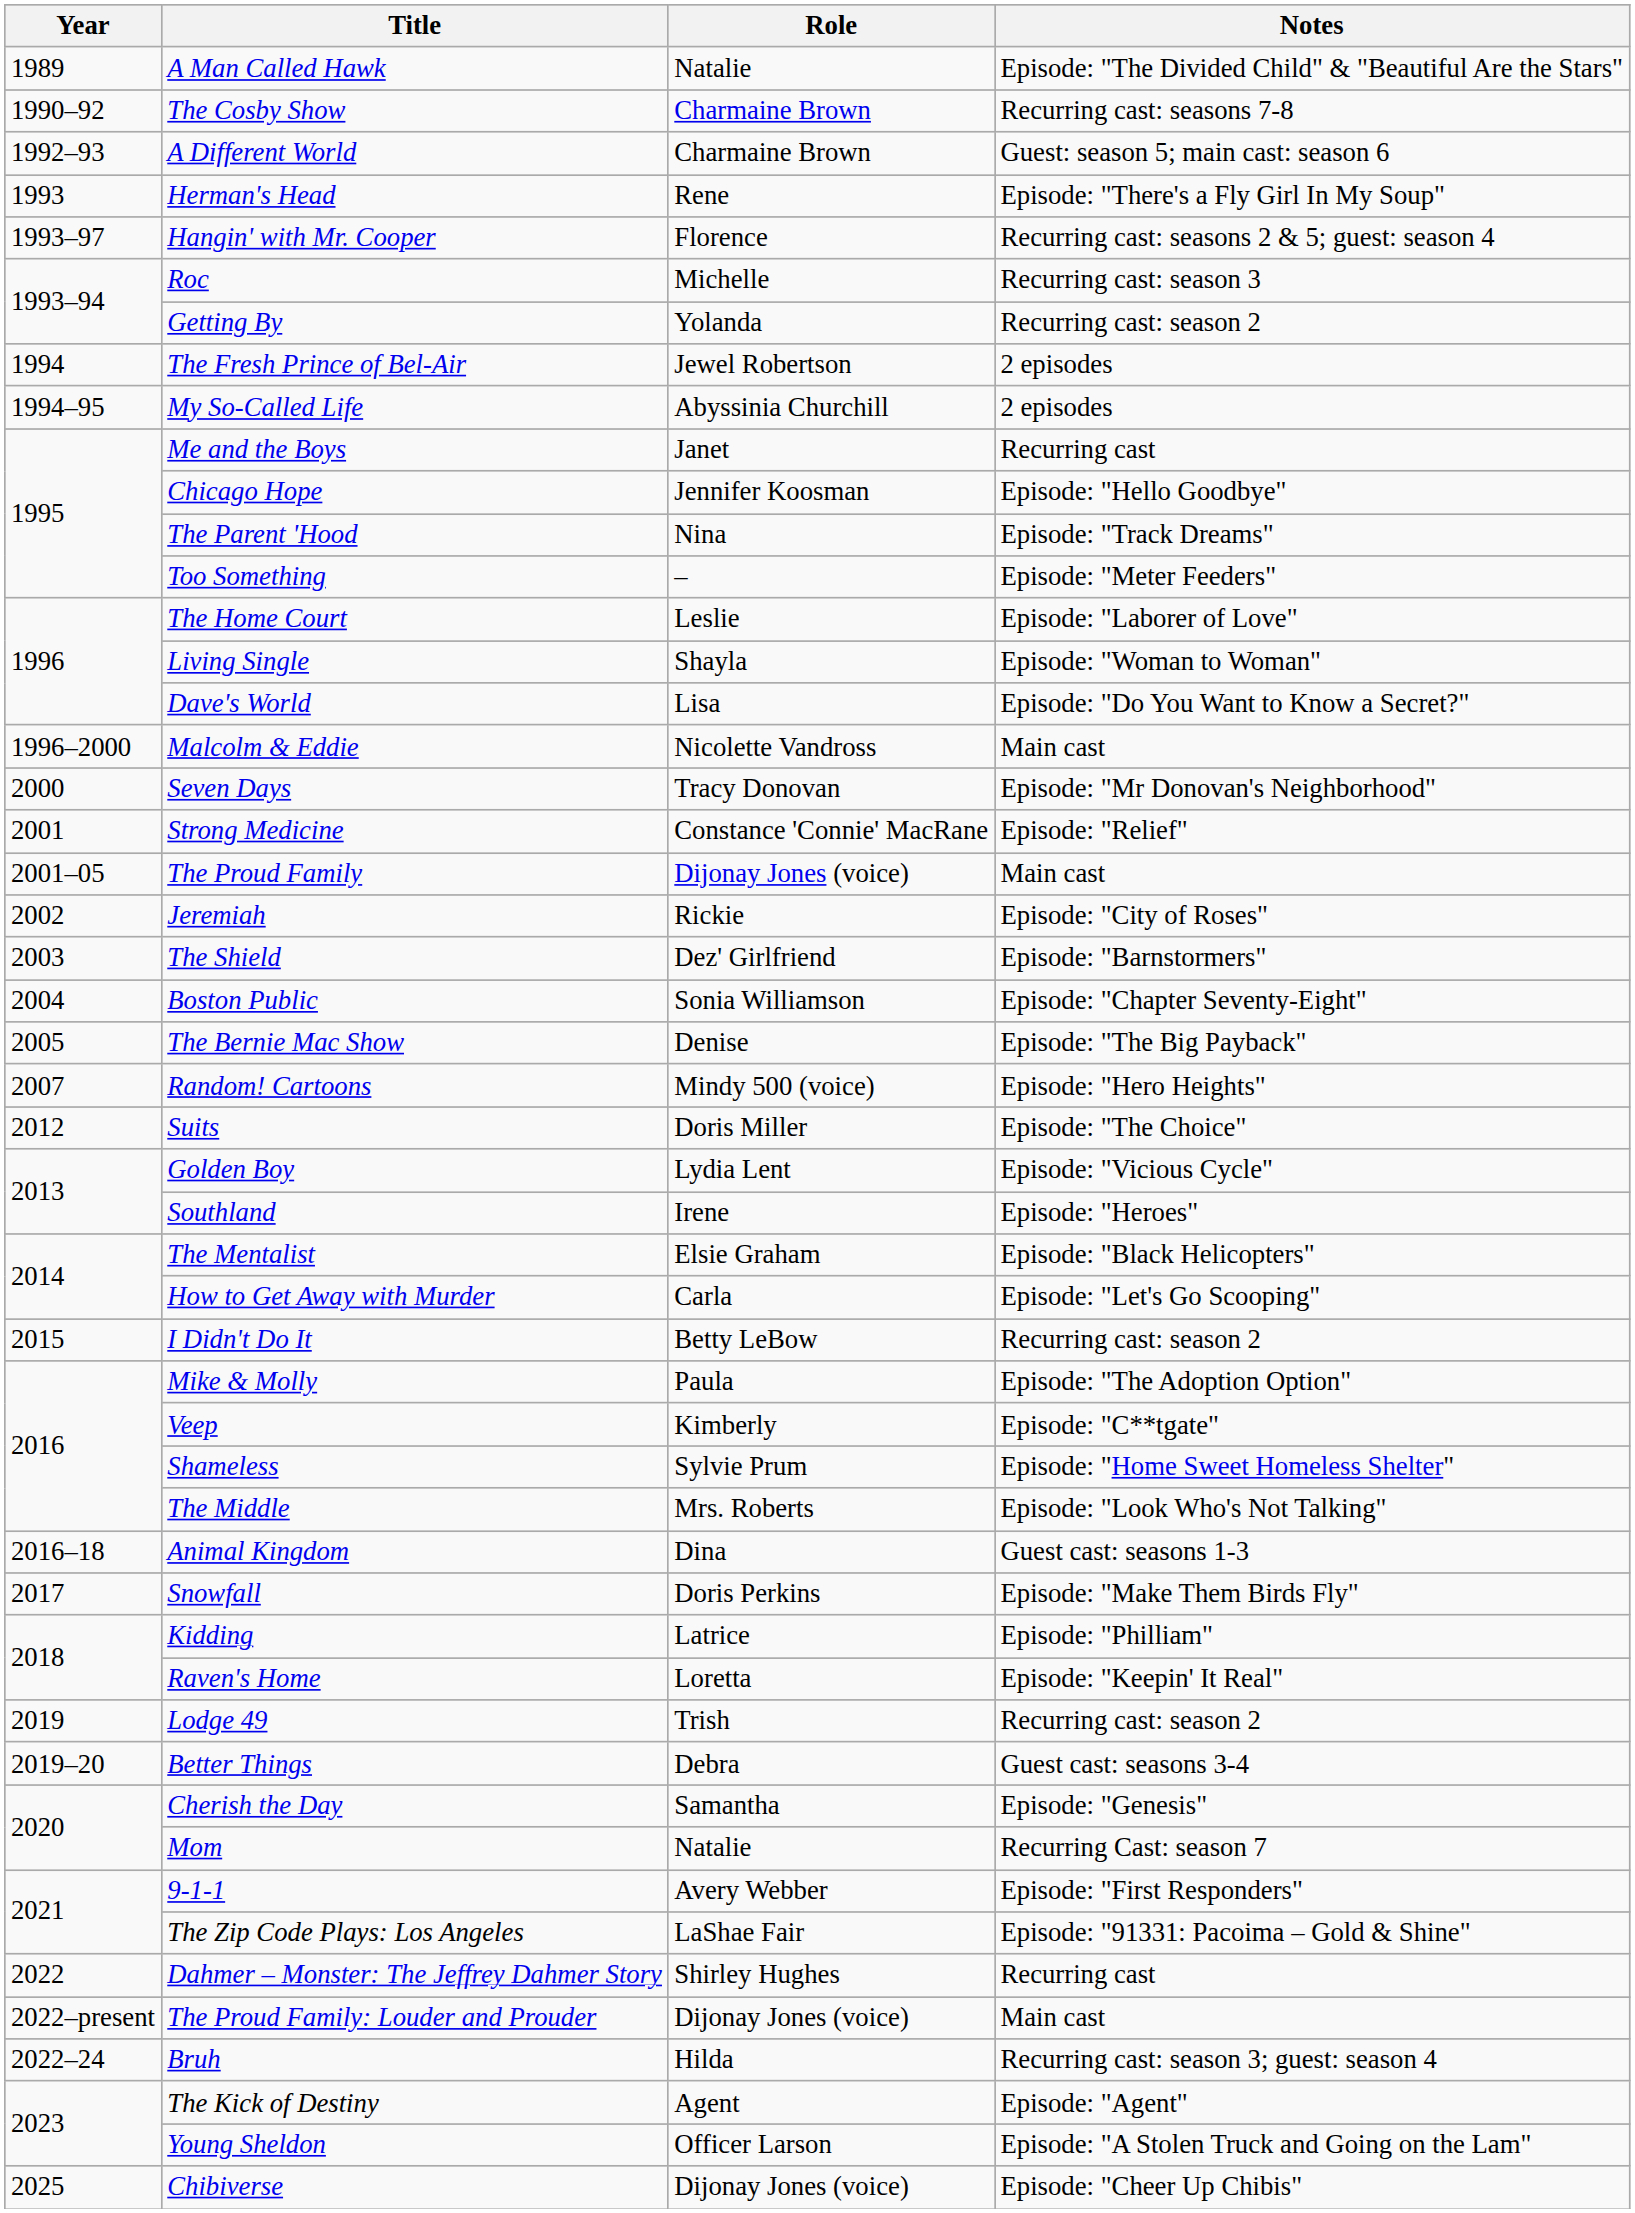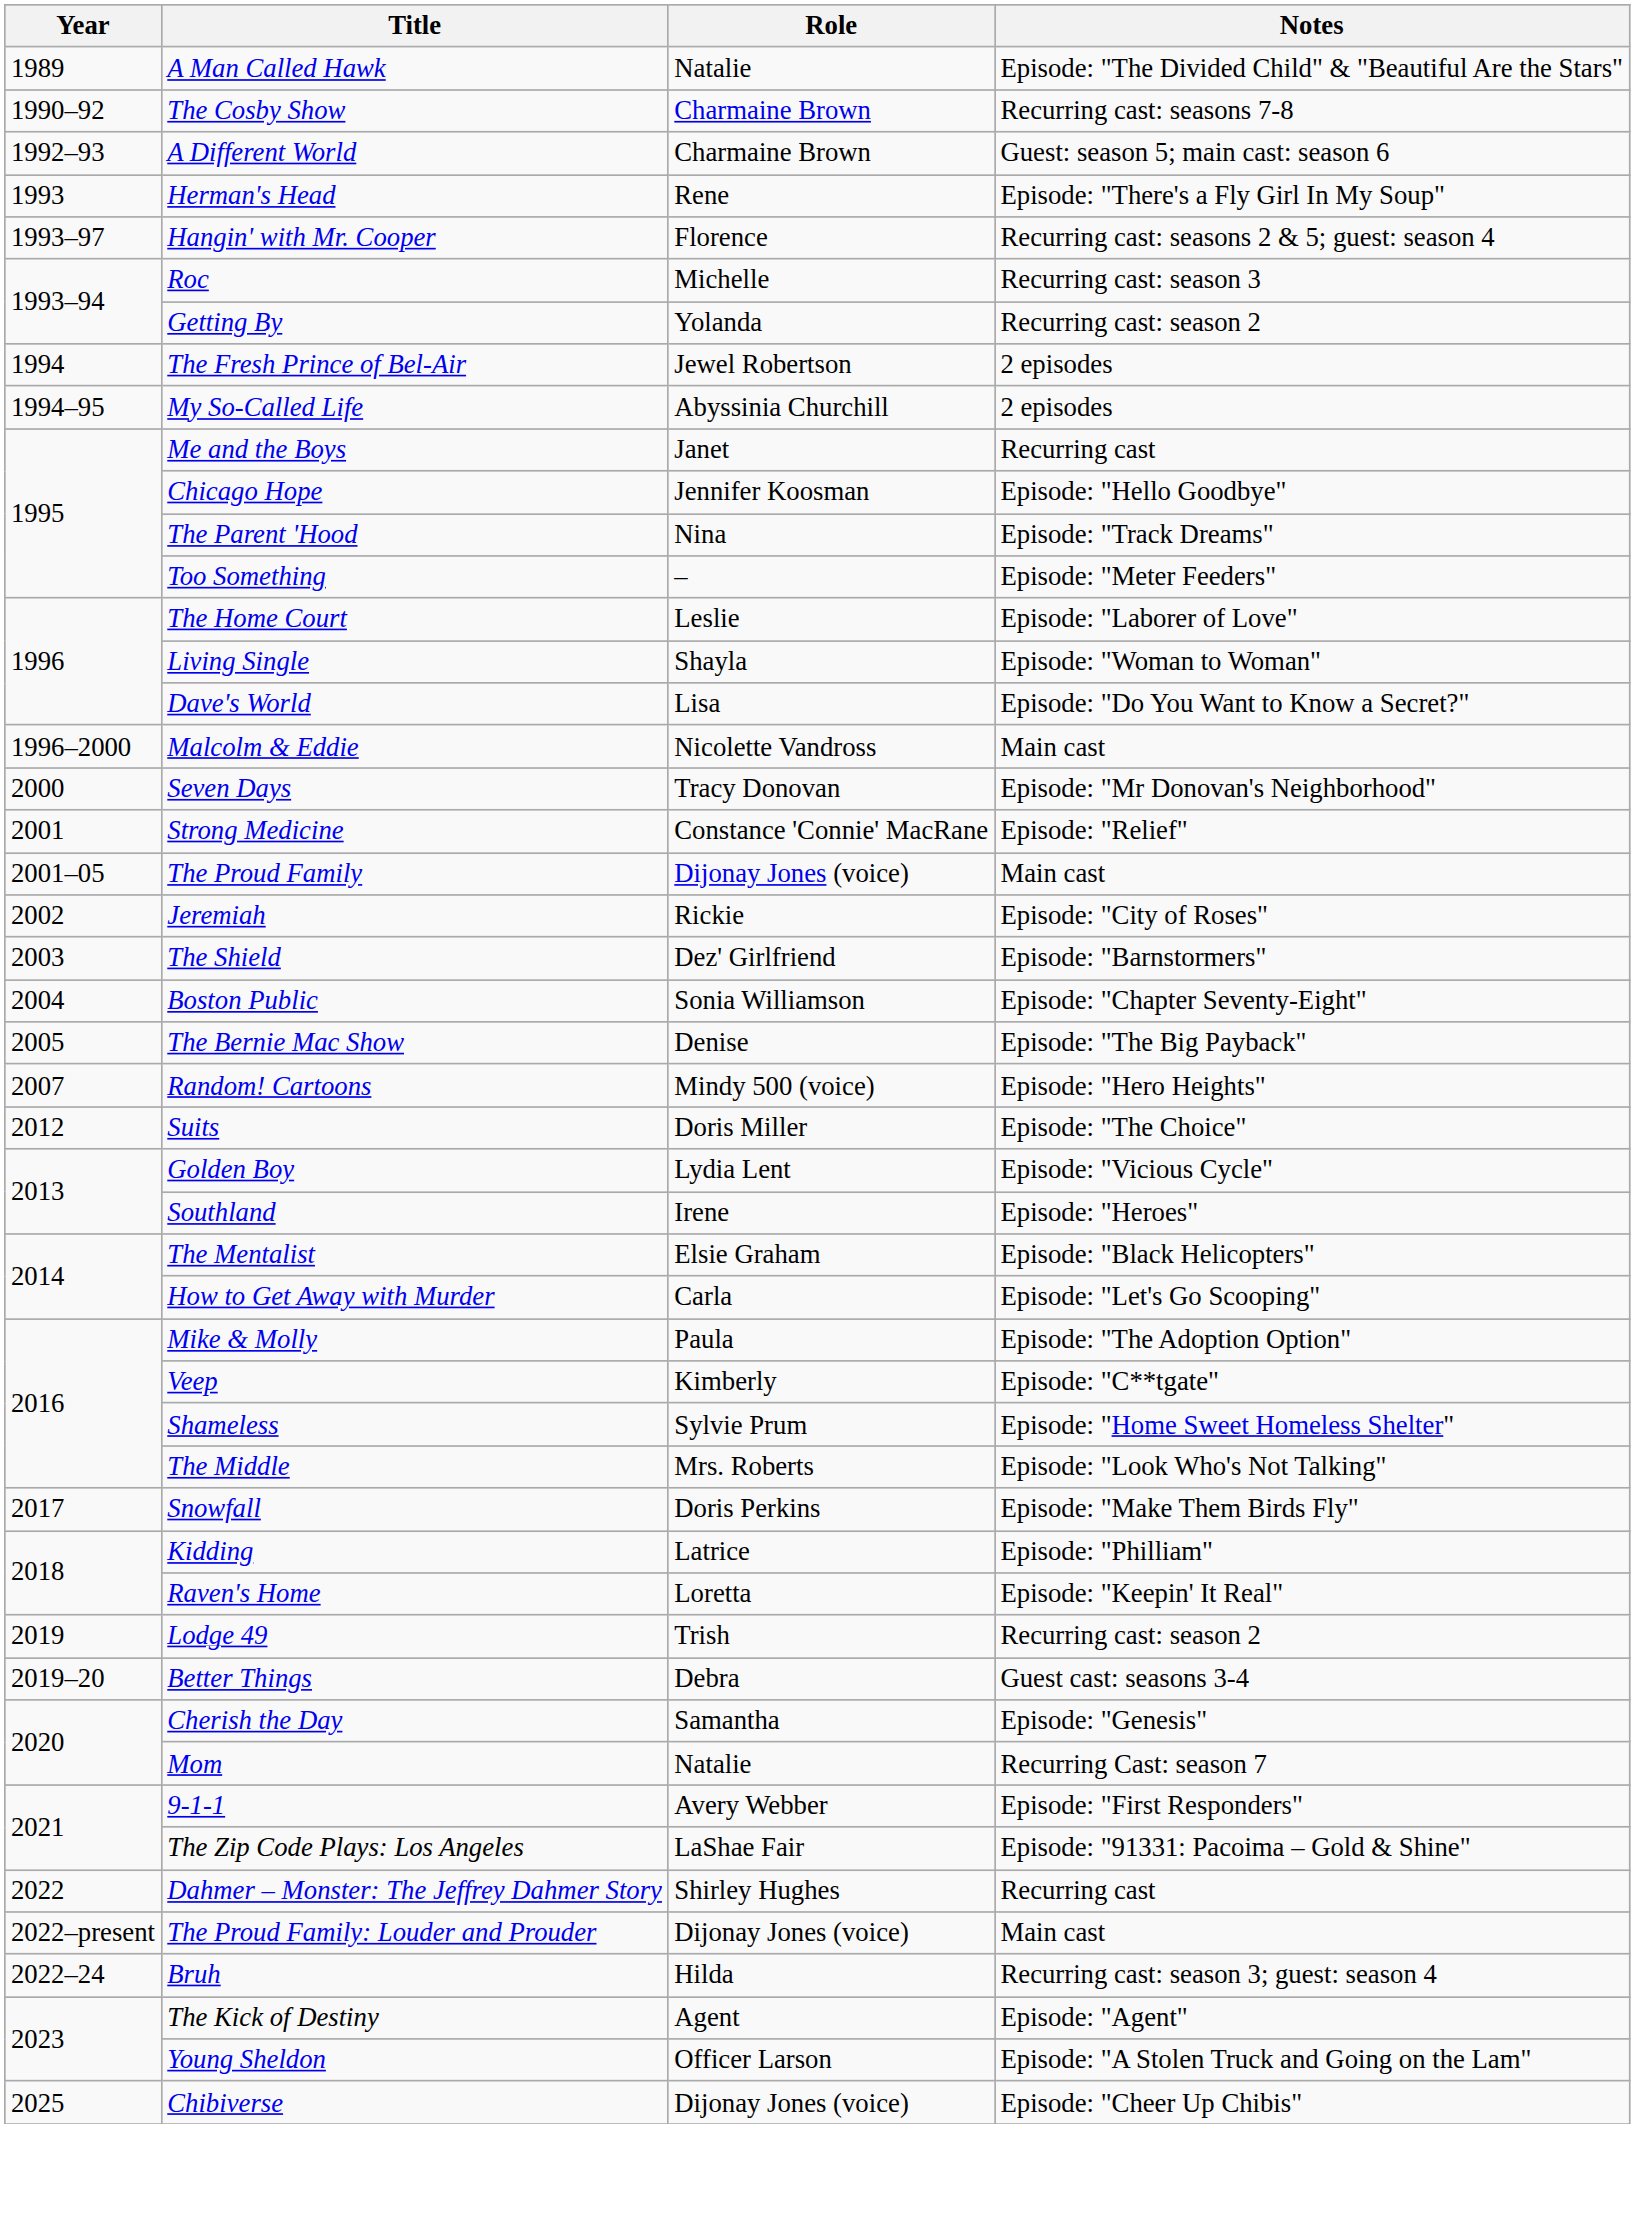- row: (240, 1339)
- row: (258, 1551)
